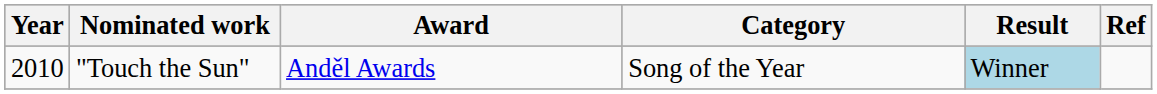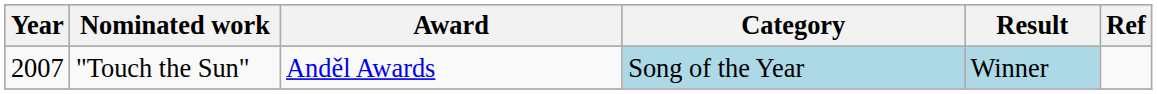(37, 67) 2010 -> (37, 67) 2007
(716, 67) no background -> (716, 67) lightblue background
